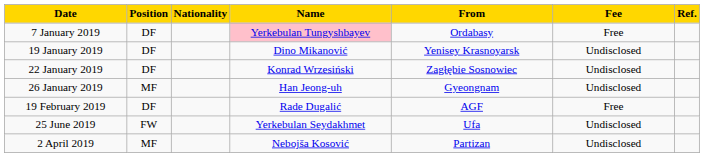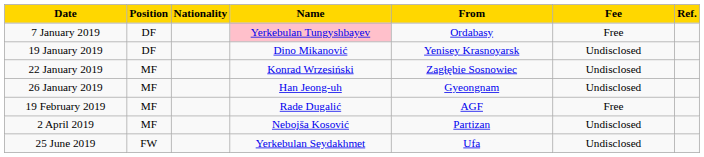(149, 69) DF -> (149, 69) MF
(149, 106) DF -> (149, 106) MF
rows swapped: (66, 143) <-> (66, 125)
